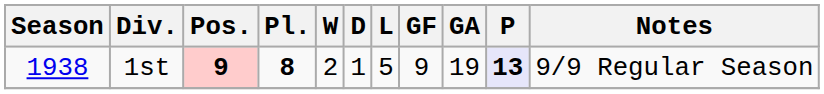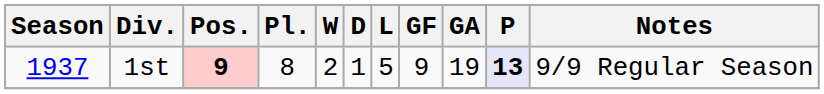(57, 68) 1938 -> (57, 68) 1937
(287, 68) bold -> (287, 68) normal
